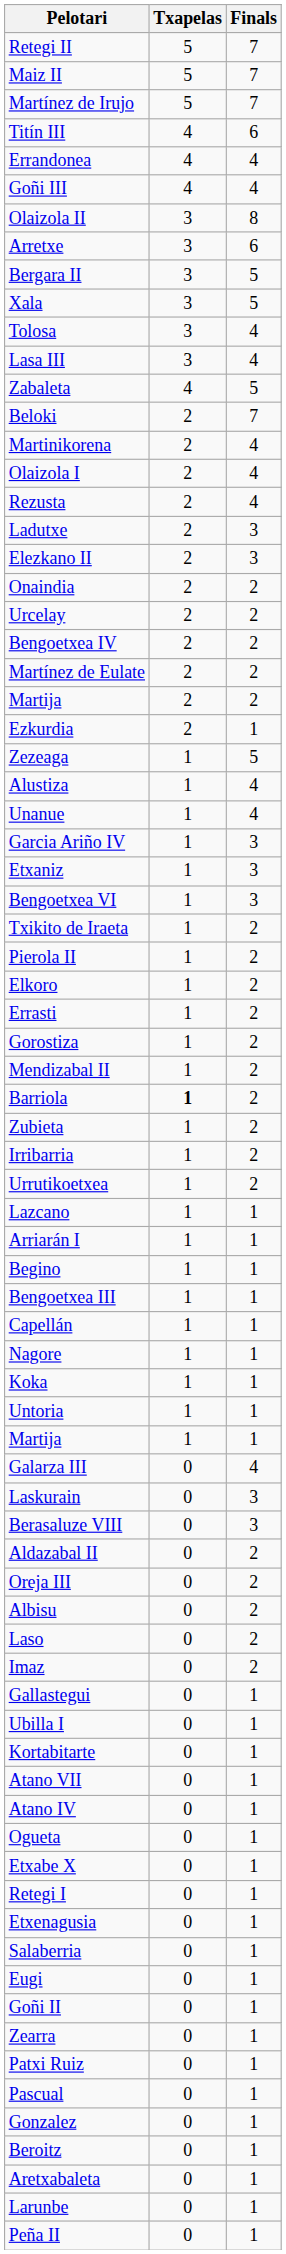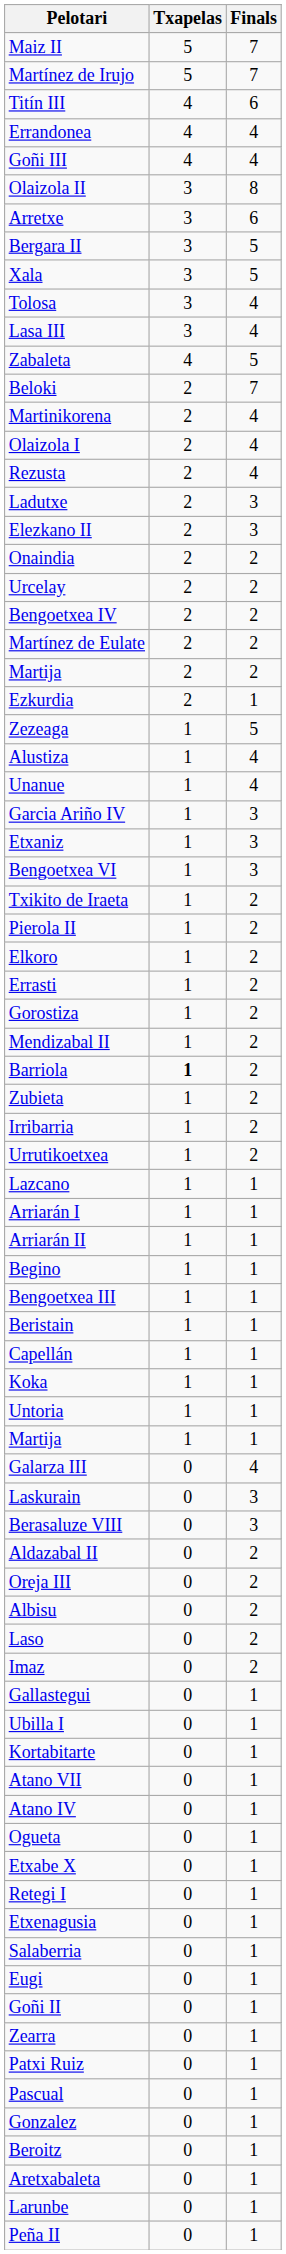- row: (40, 47)
+ row: (47, 1240)
+ row: (41, 1326)
- row: (35, 1354)
